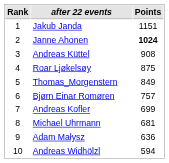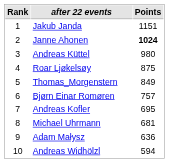(148, 54) 908 -> (148, 54) 980
(148, 110) 699 -> (148, 110) 695
